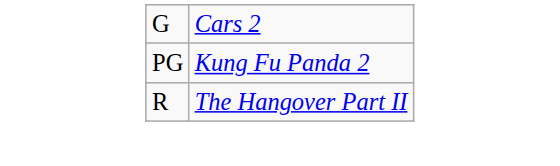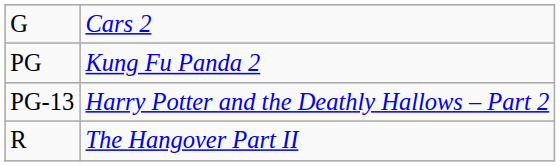+ row: (42, 101)
